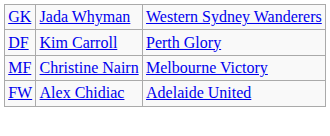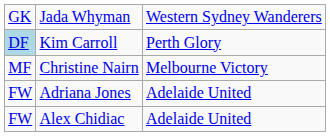(18, 42) no background -> (18, 42) lightblue background
+ row: (85, 93)
